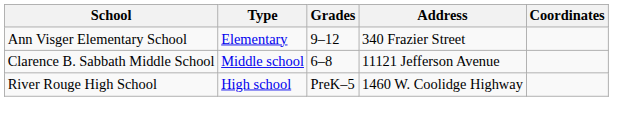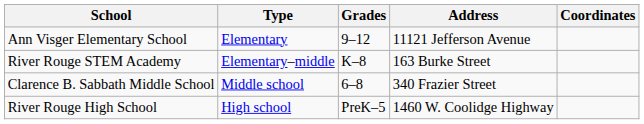(414, 38) 340 Frazier Street -> (462, 38) 11121 Jefferson Avenue
+ row: (94, 61)
(431, 61) 11121 Jefferson Avenue -> (444, 84) 340 Frazier Street
